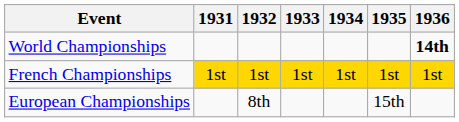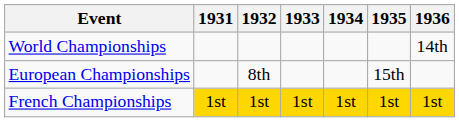(432, 46) bold -> (432, 46) normal
rows swapped: (99, 102) <-> (90, 74)
